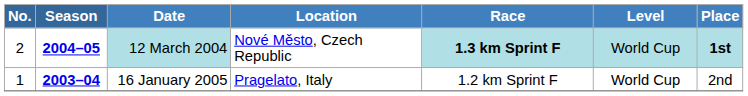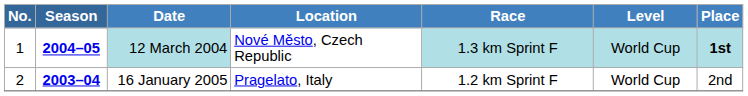(20, 48) 2 -> (20, 48) 1
(508, 48) bold -> (508, 48) normal
(20, 80) 1 -> (20, 80) 2
